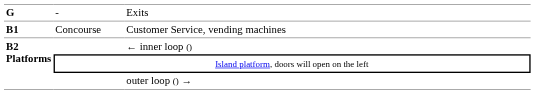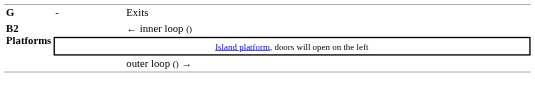- row: (206, 29)
